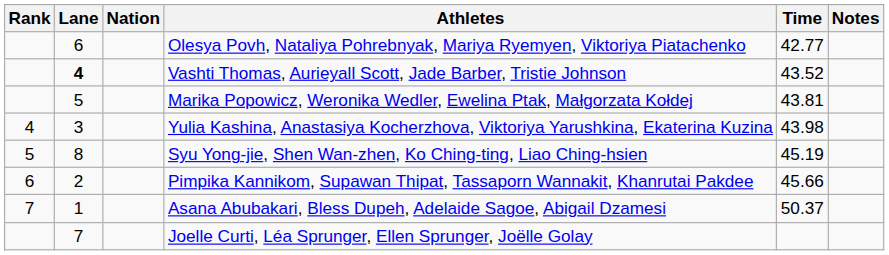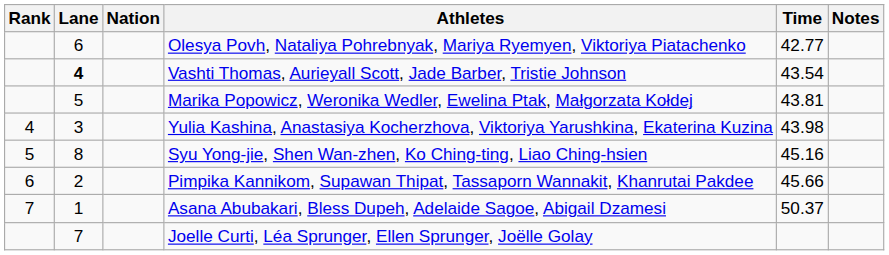(802, 73) 43.52 -> (802, 73) 43.54
(802, 154) 45.19 -> (802, 154) 45.16
